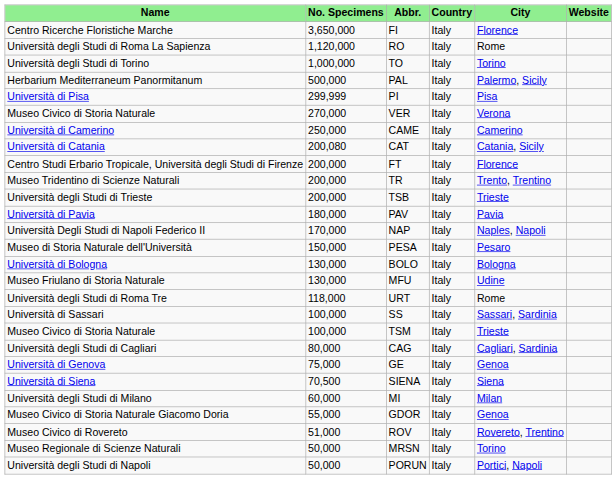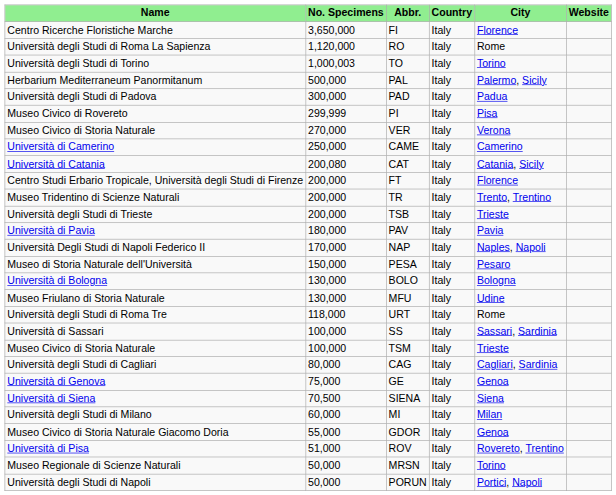(332, 63) 1,000,000 -> (332, 63) 1,000,003
+ row: (399, 97)
(48, 97) Università di Pisa -> (67, 113) Museo Civico di Rovereto
(67, 432) Museo Civico di Rovereto -> (48, 448) Università di Pisa
